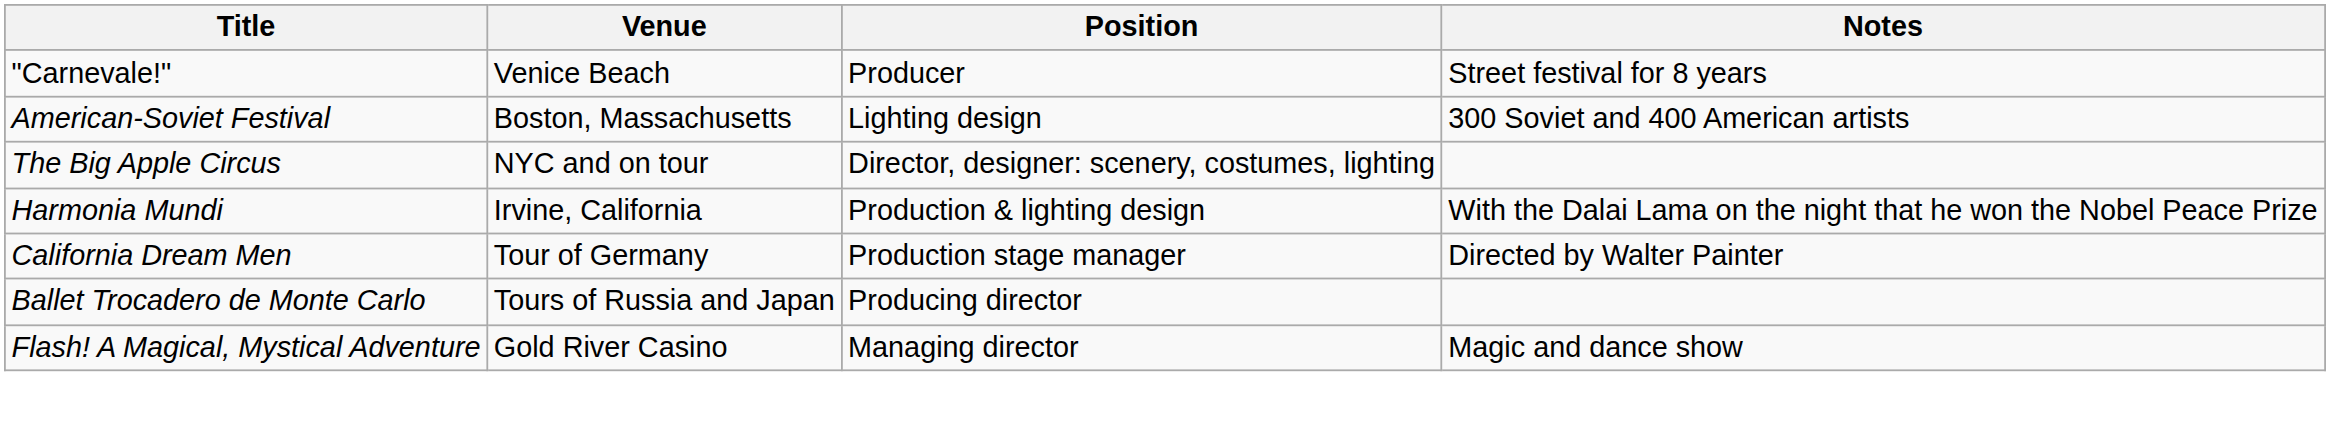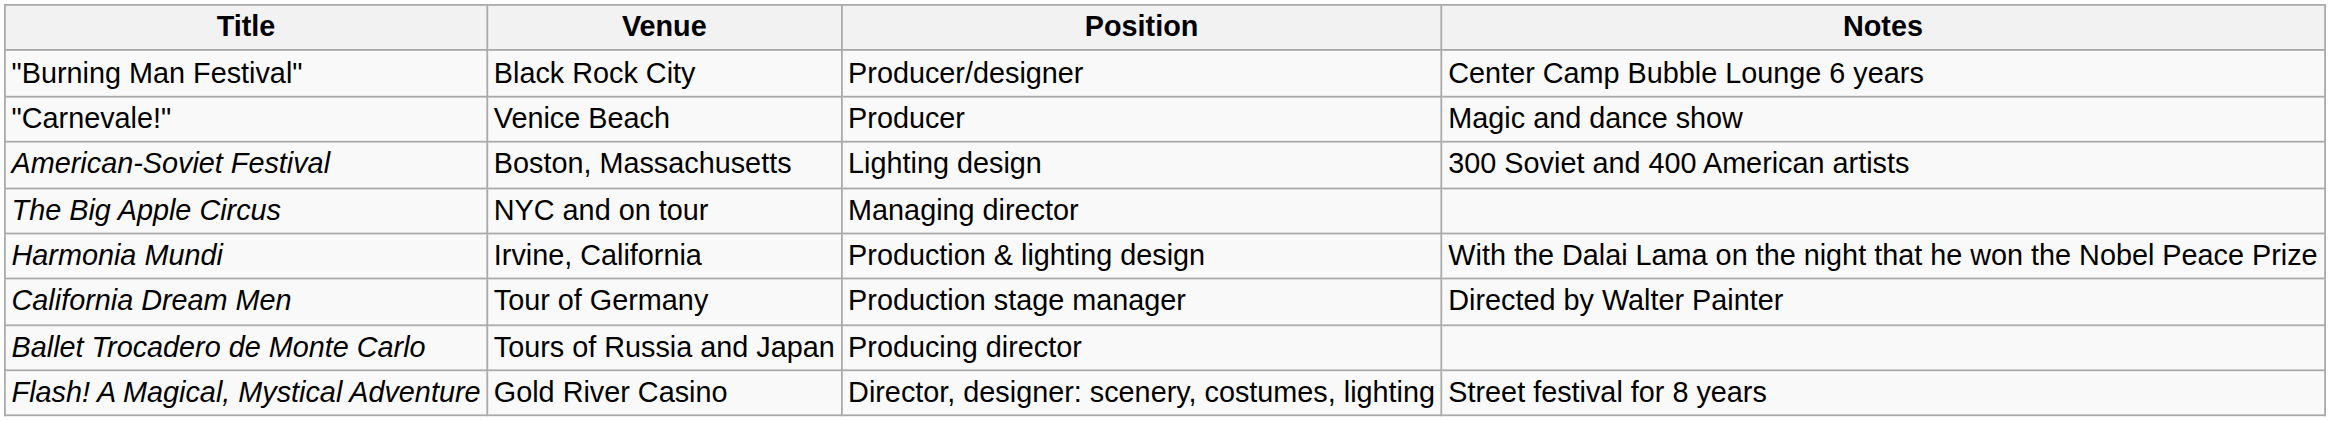+ row: (157, 73)
(1608, 73) Street festival for 8 years -> (1596, 118) Magic and dance show
(1142, 164) Director, designer: scenery, costumes, lighting -> (963, 210) Managing director
(963, 347) Managing director -> (1142, 392) Director, designer: scenery, costumes, lighting
(1596, 347) Magic and dance show -> (1608, 392) Street festival for 8 years
